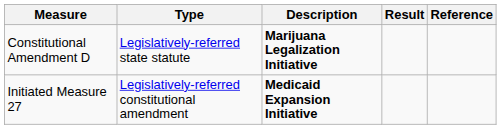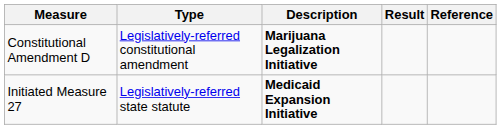(180, 49) Legislatively-referred state statute -> (180, 49) Legislatively-referred constitutional amendment
(180, 99) Legislatively-referred constitutional amendment -> (180, 99) Legislatively-referred state statute
